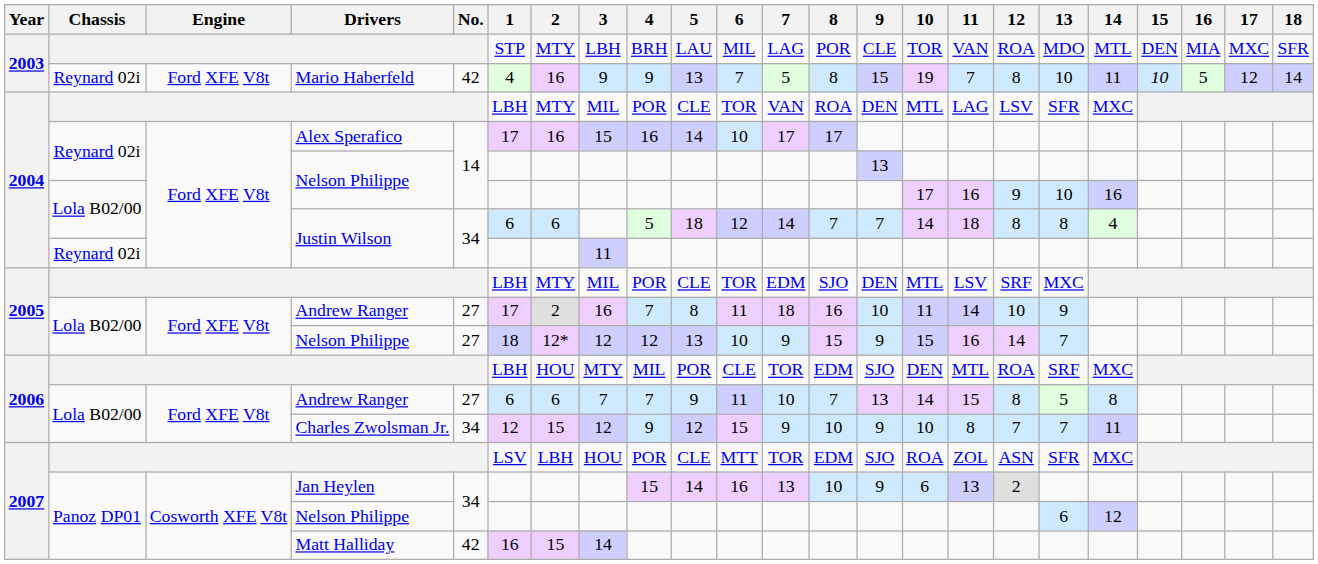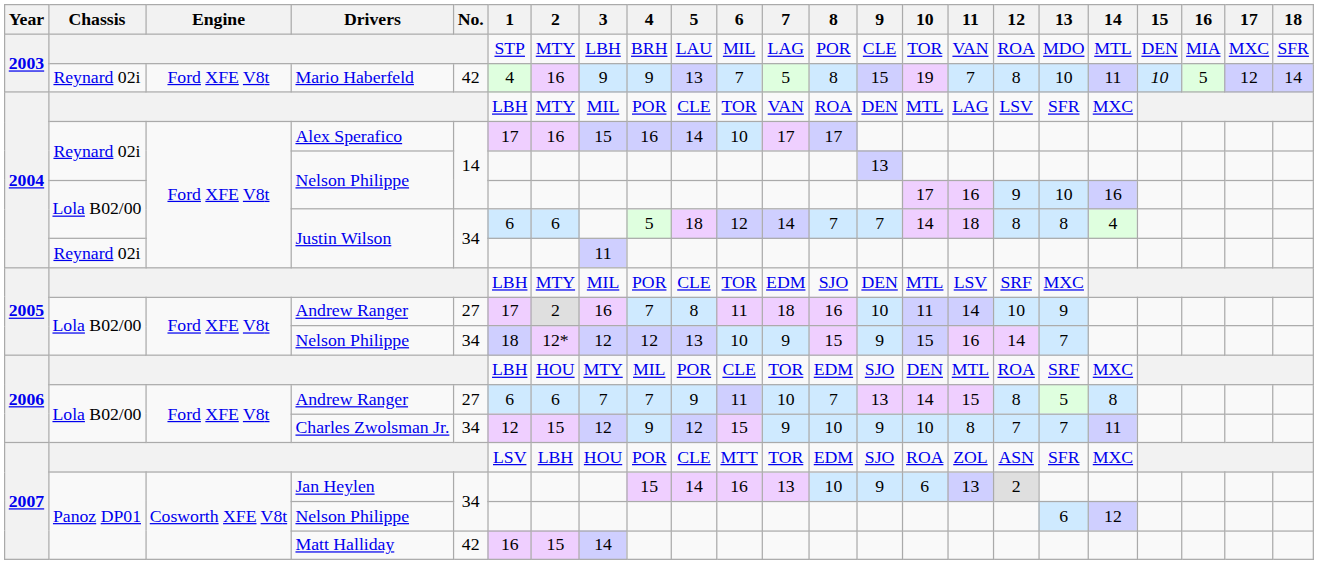(471, 340) 27 -> (471, 340) 34
